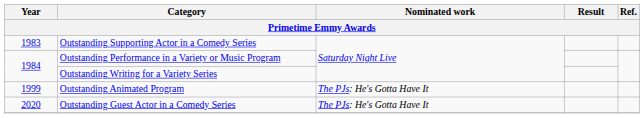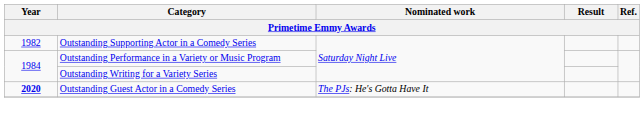(31, 43) 1983 -> (31, 43) 1982
- row: (122, 89)
(31, 105) normal -> (31, 89) bold
